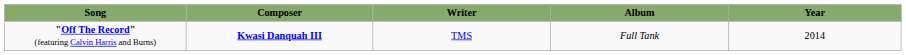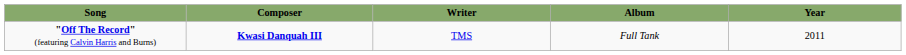(815, 35) 2014 -> (815, 35) 2011
